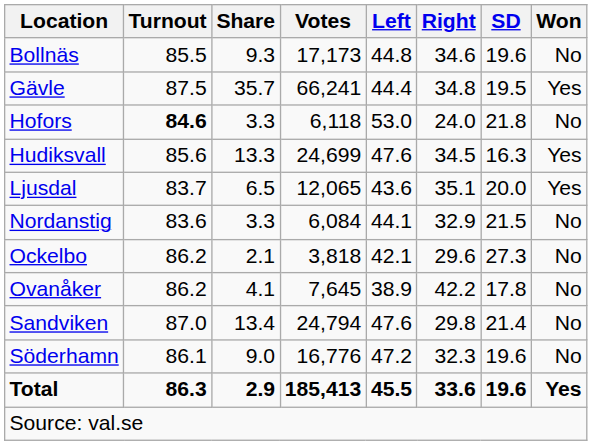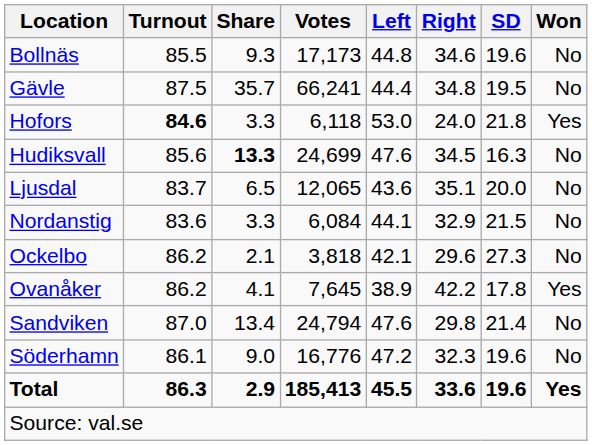(564, 88) Yes -> (568, 88) No
(568, 121) No -> (564, 121) Yes
(255, 155) normal -> (255, 155) bold
(564, 155) Yes -> (568, 155) No
(564, 188) Yes -> (568, 188) No
(568, 289) No -> (564, 289) Yes
